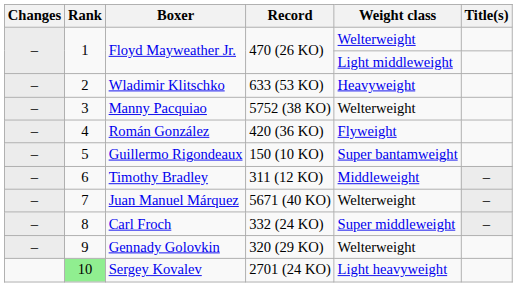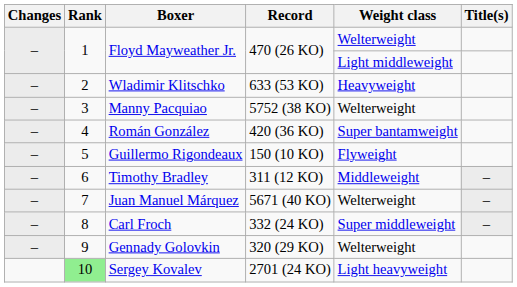(367, 131) Flyweight -> (398, 131) Super bantamweight
(398, 154) Super bantamweight -> (367, 154) Flyweight
